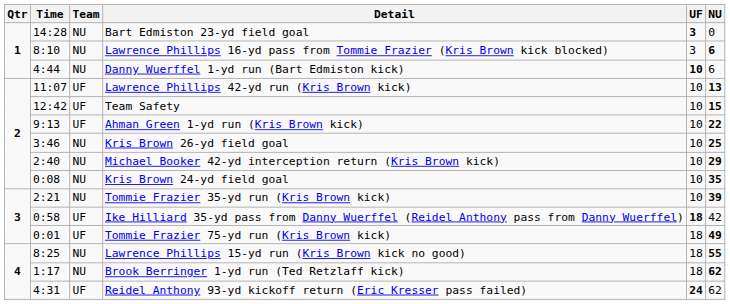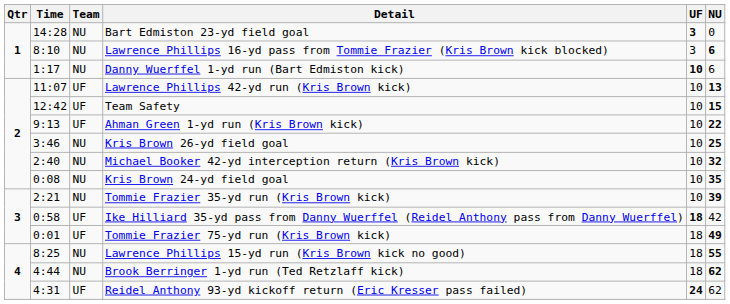(47, 69) 4:44 -> (47, 69) 1:17
(715, 161) 29 -> (715, 161) 32
(47, 272) 1:17 -> (47, 272) 4:44
